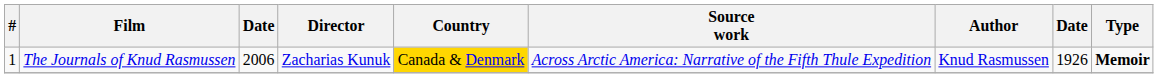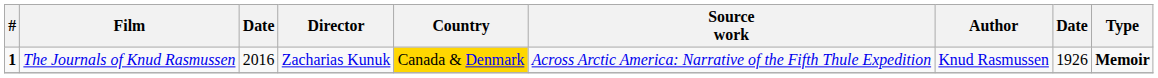(12, 60) normal -> (12, 60) bold
(259, 60) 2006 -> (259, 60) 2016
